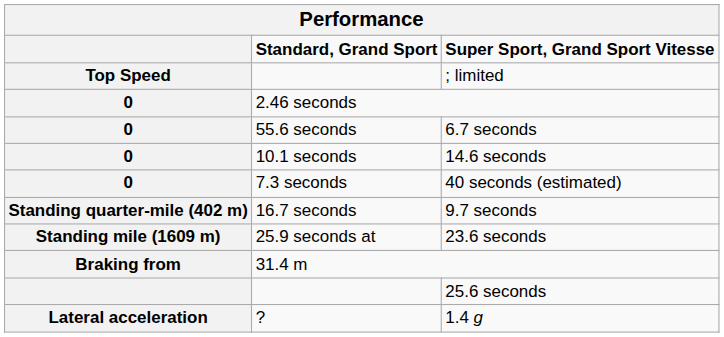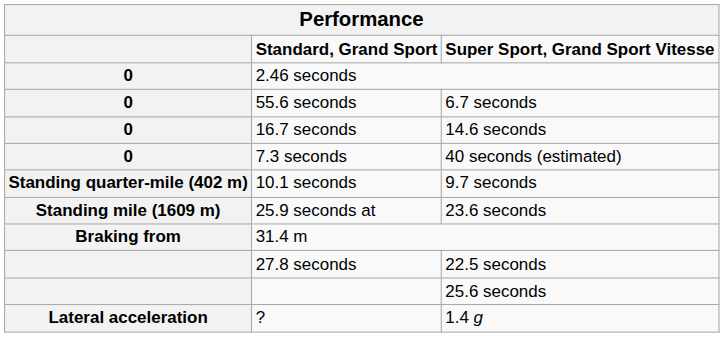- row: (475, 75)
(306, 156) 10.1 seconds -> (306, 129) 16.7 seconds
(306, 210) 16.7 seconds -> (306, 183) 10.1 seconds
+ row: (496, 264)
